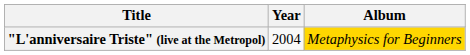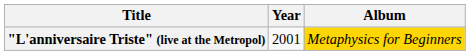(286, 38) 2004 -> (286, 38) 2001
